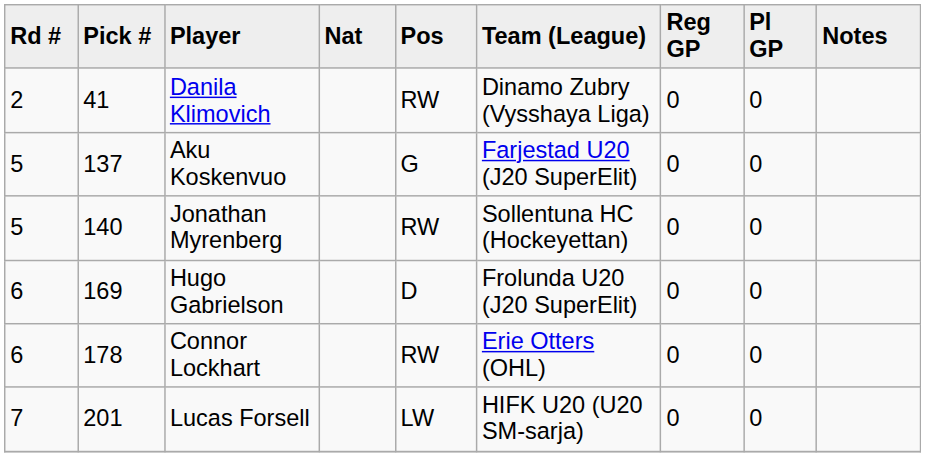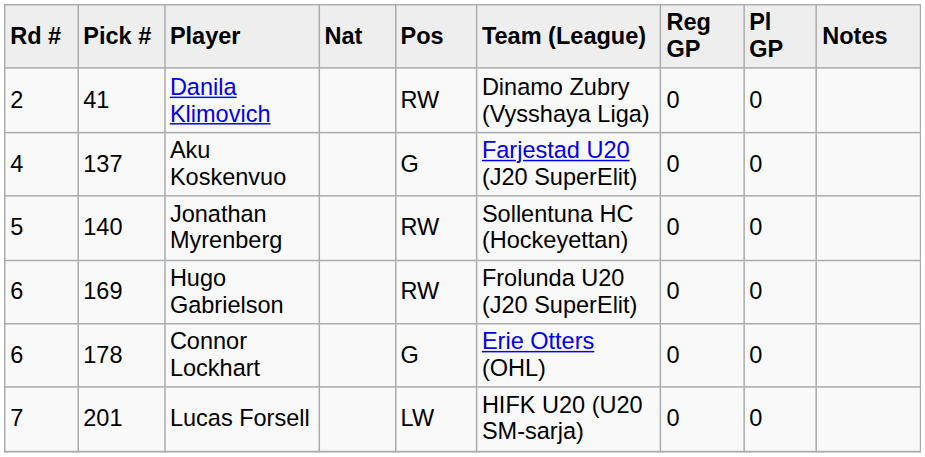(17, 163) 5 -> (17, 163) 4
(409, 291) D -> (420, 291) RW
(420, 355) RW -> (410, 355) G
